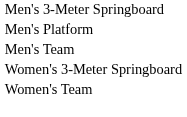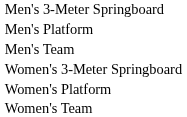+ row: (58, 89)
